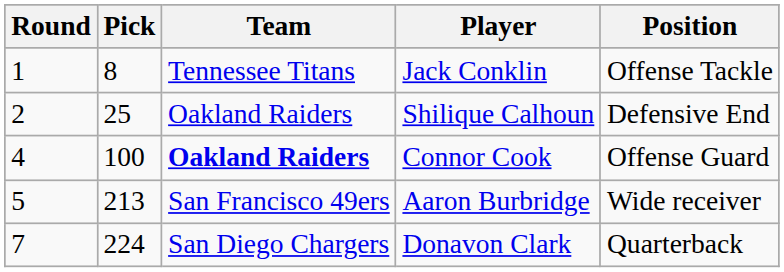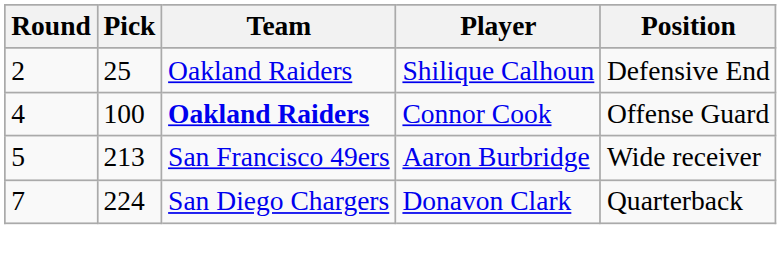- row: (475, 69)
